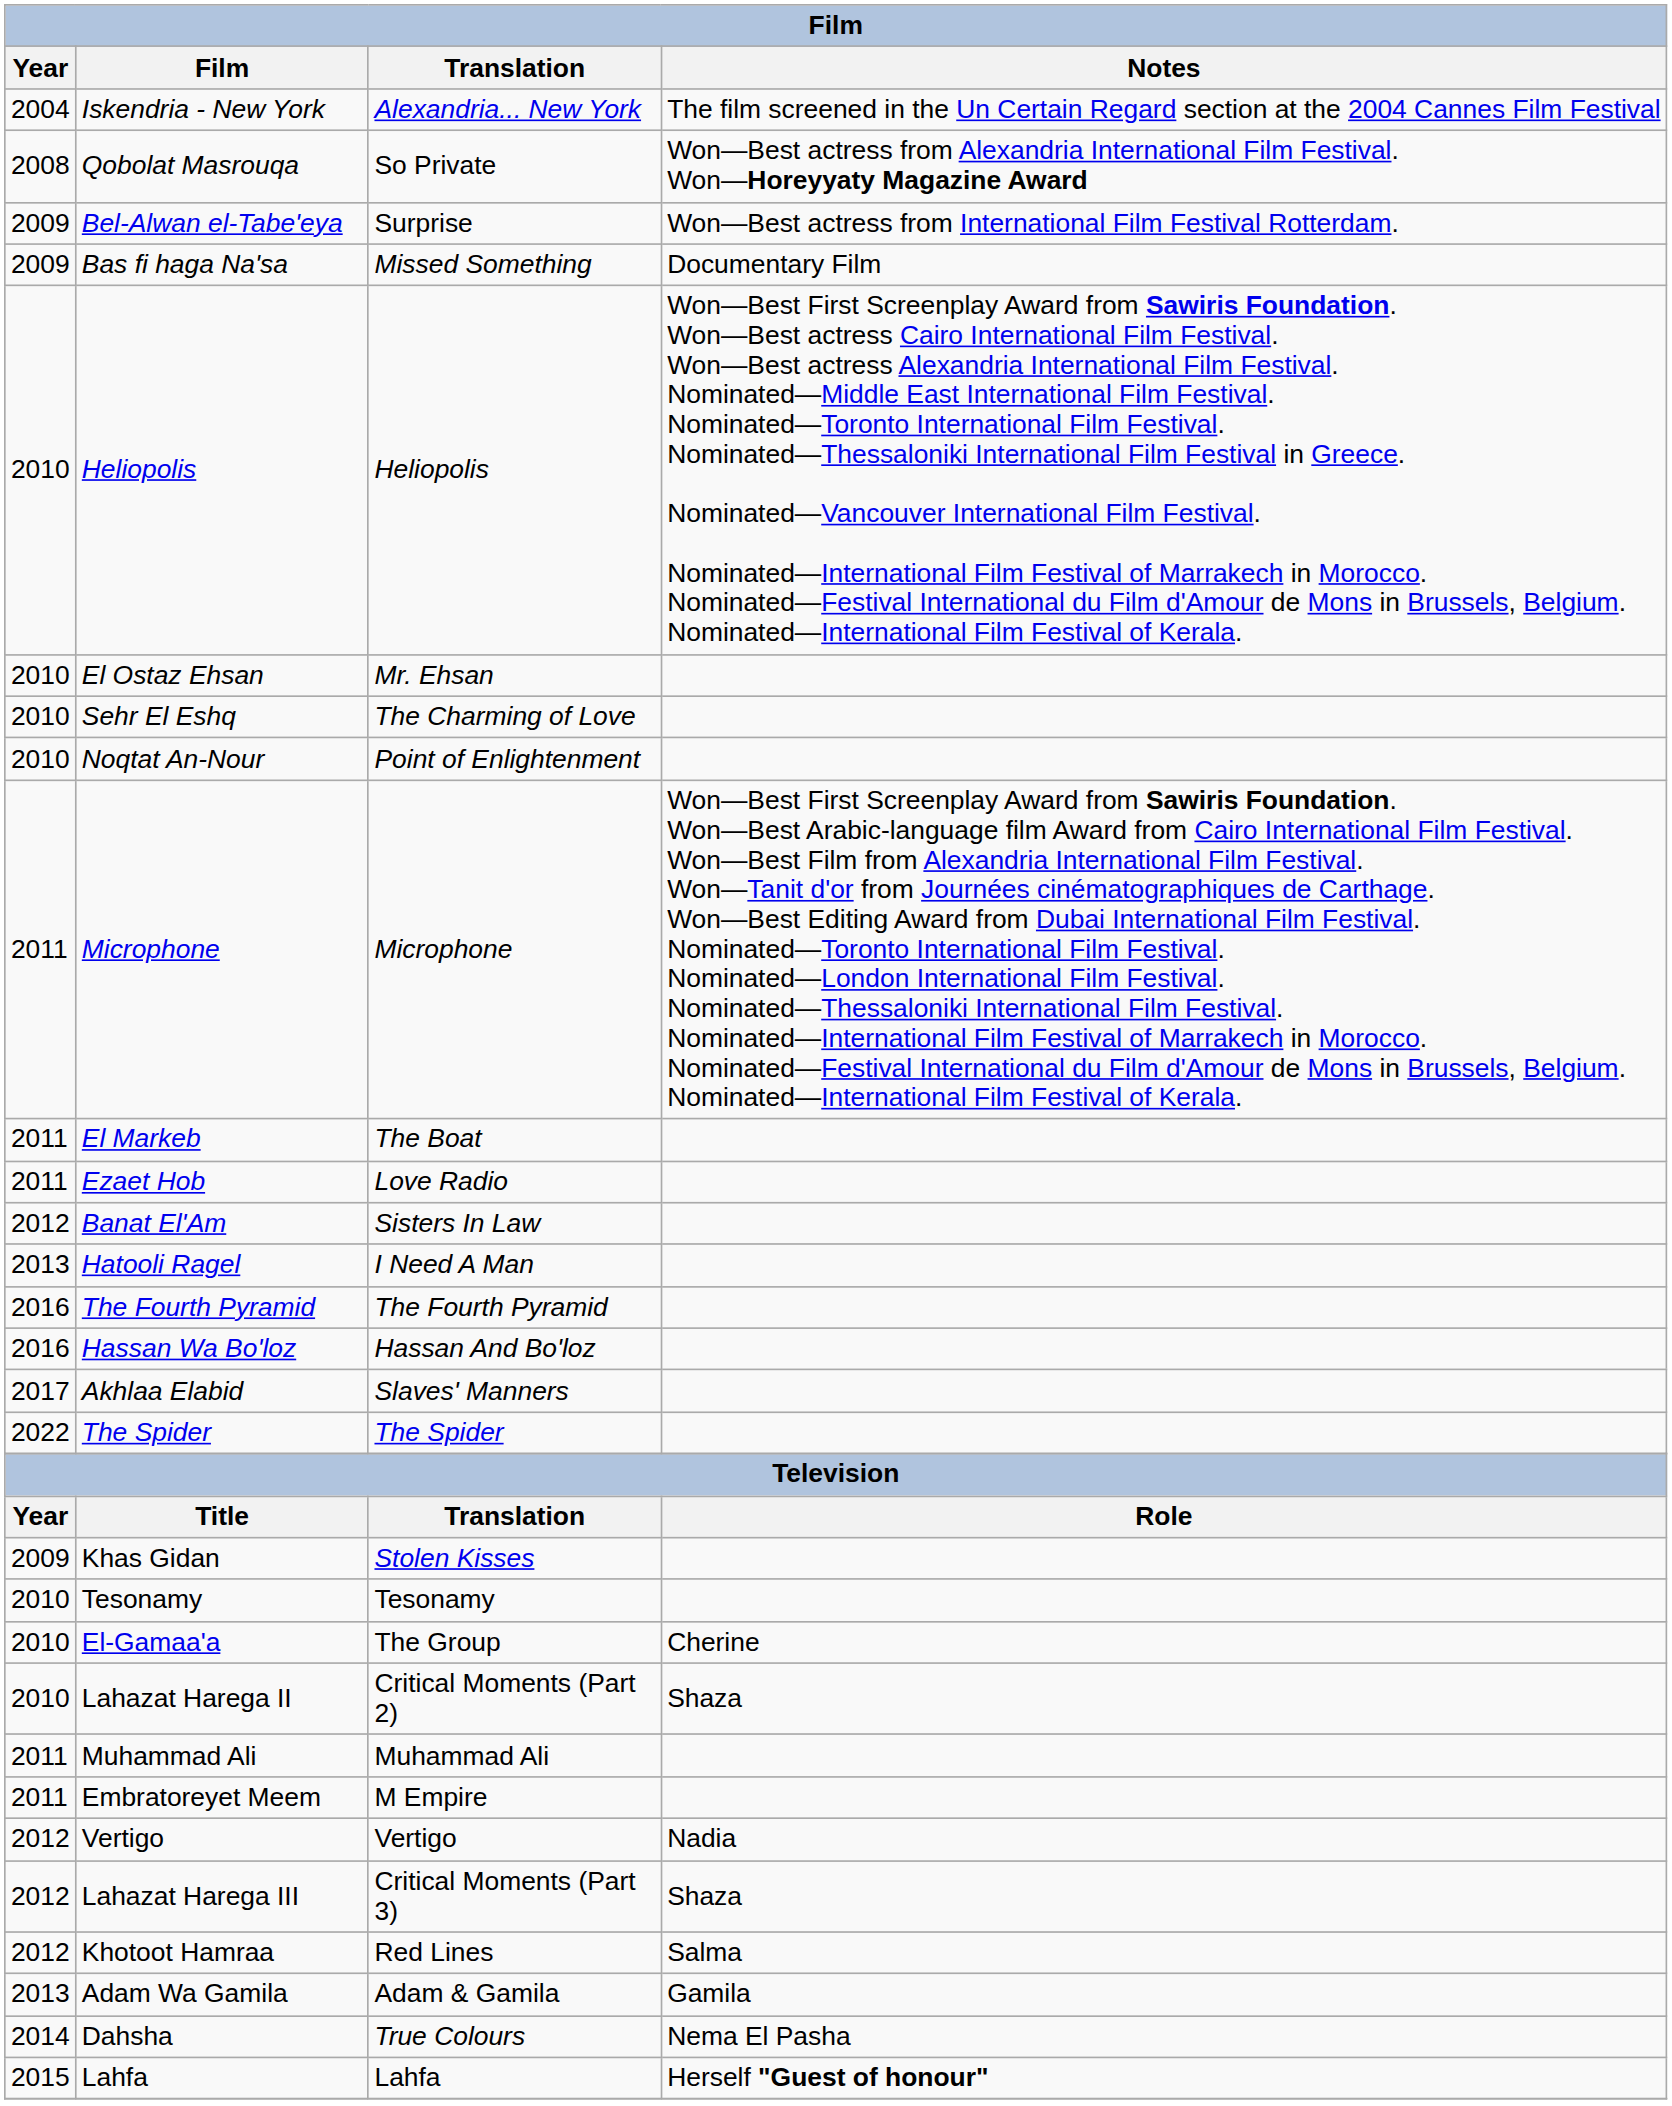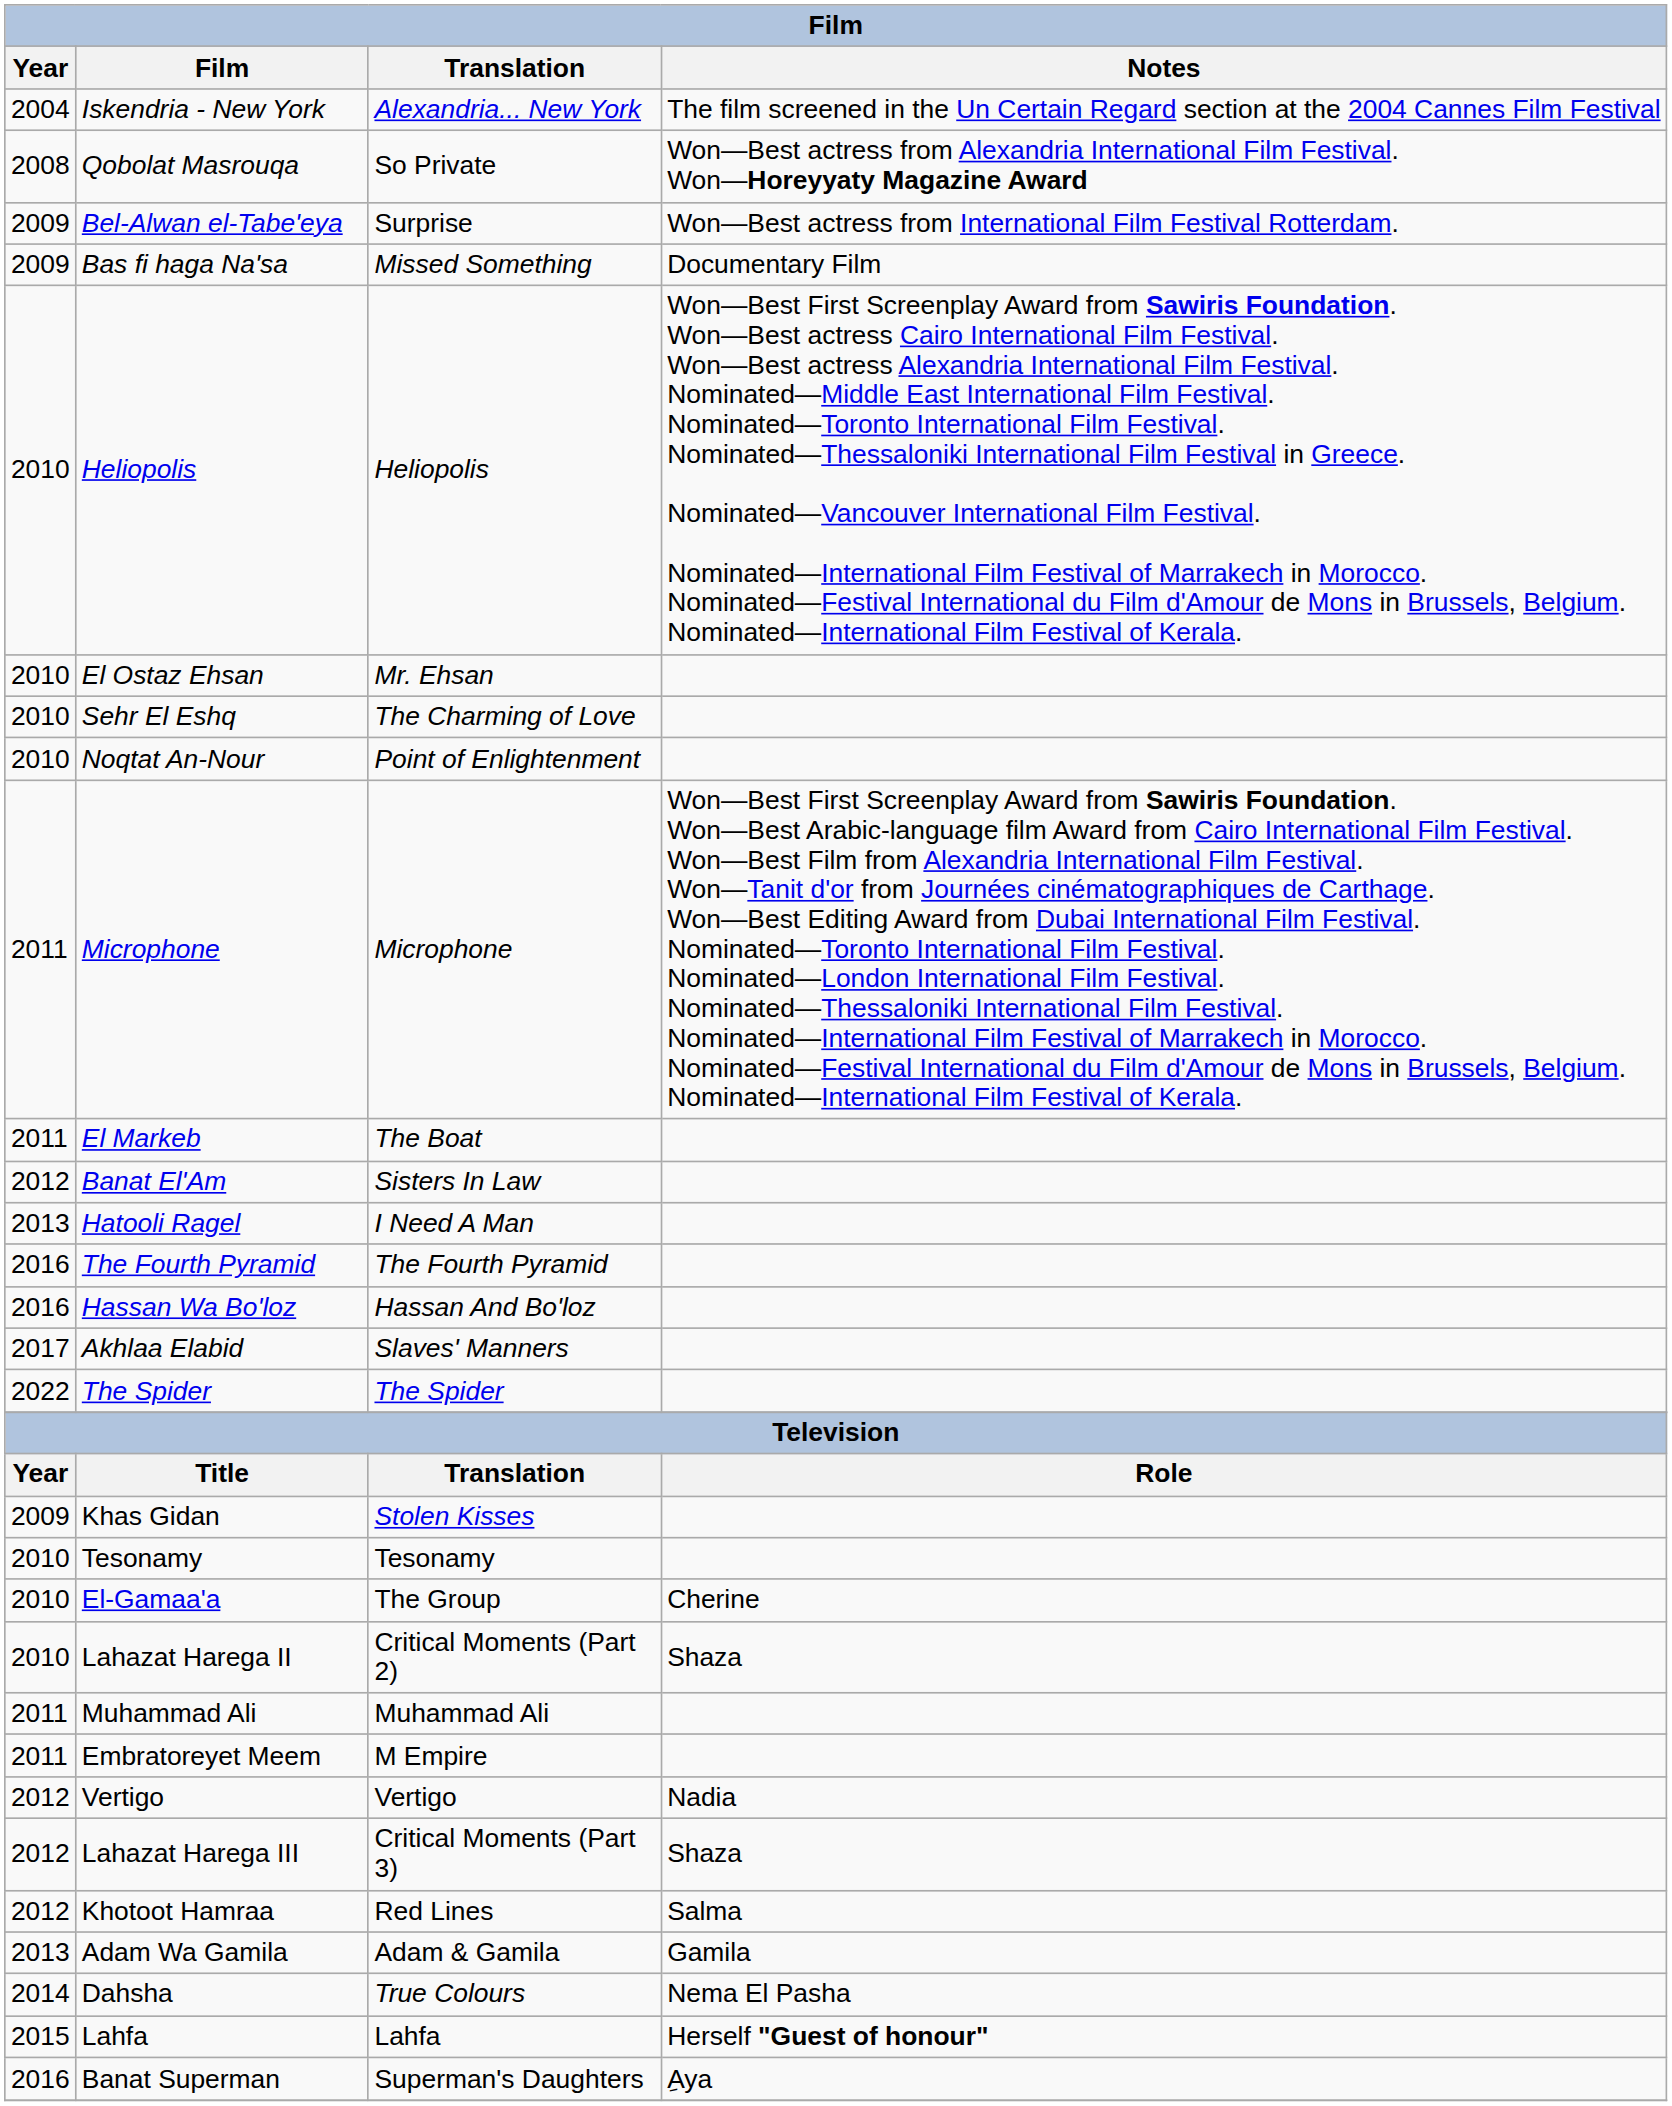- row: (143, 1181)
+ row: (181, 2078)
